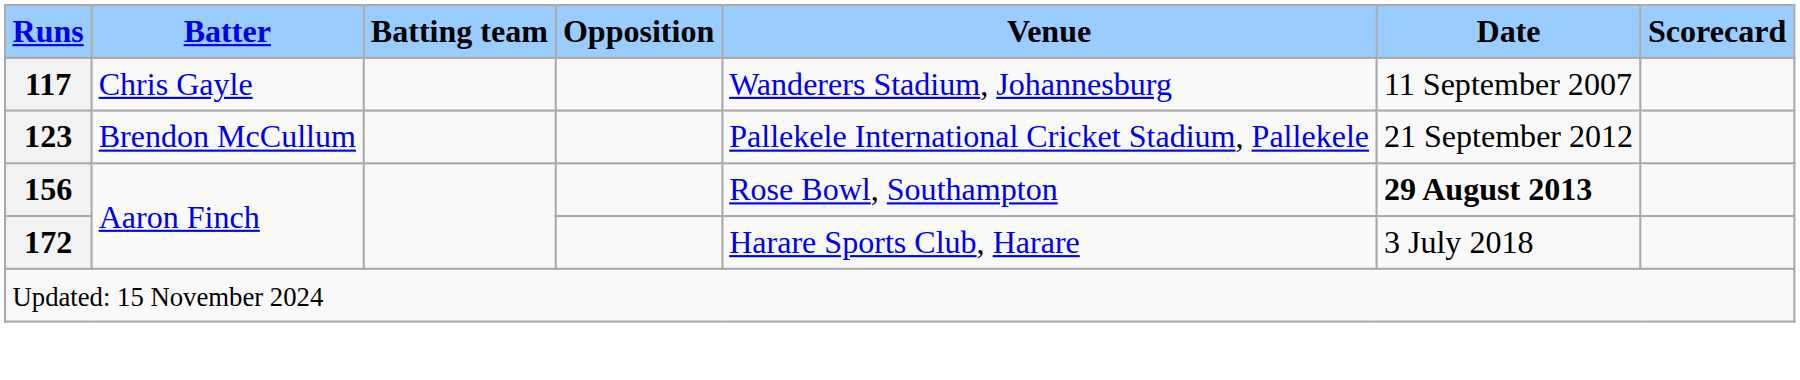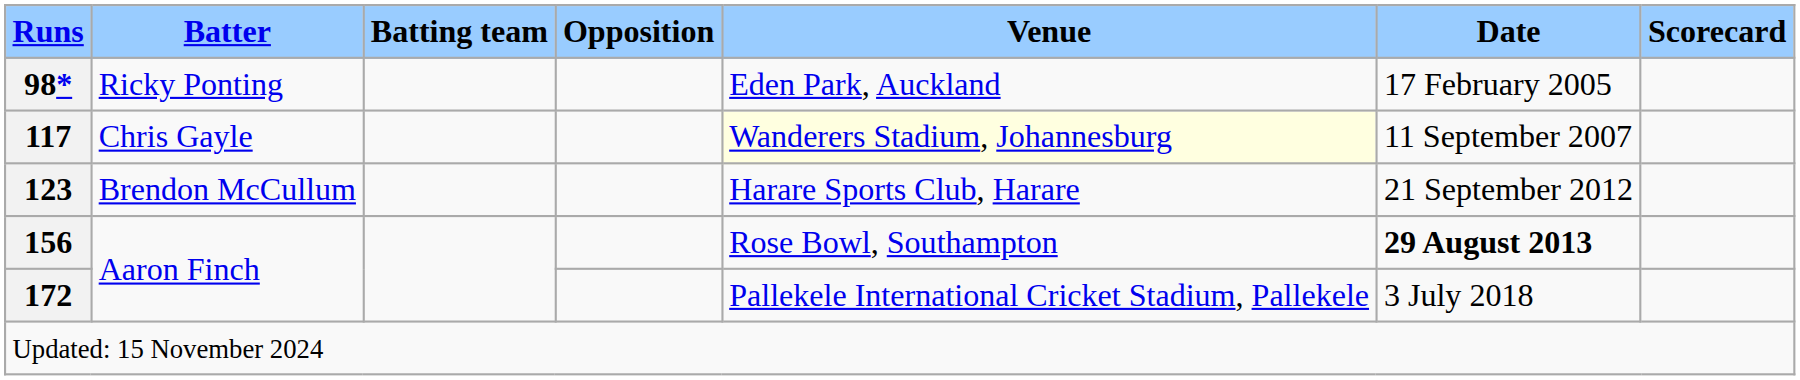+ row: (48, 84)
(951, 84) no background -> (951, 136) lightyellow background
(1049, 136) Pallekele International Cricket Stadium, Pallekele -> (904, 189) Harare Sports Club, Harare
(904, 242) Harare Sports Club, Harare -> (1049, 295) Pallekele International Cricket Stadium, Pallekele
